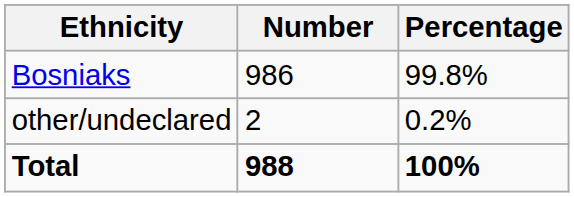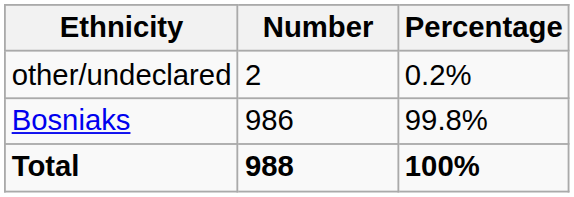rows swapped: (71, 74) <-> (122, 120)
